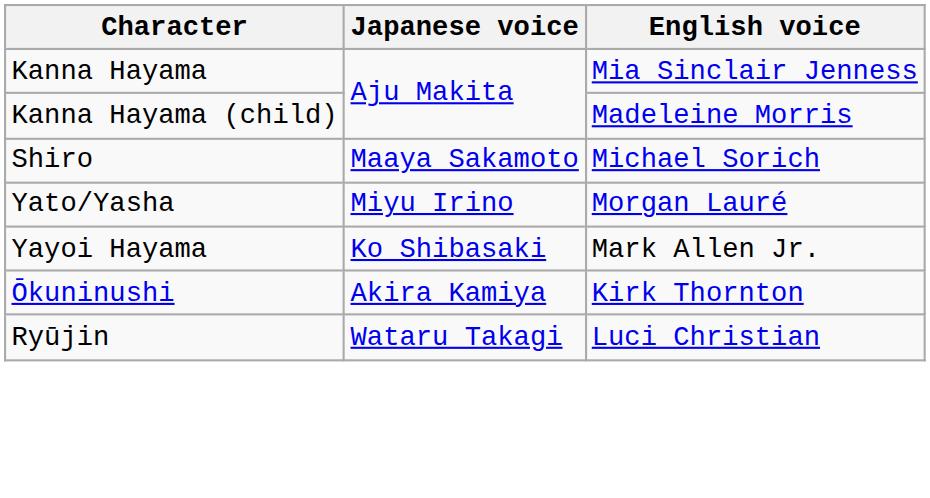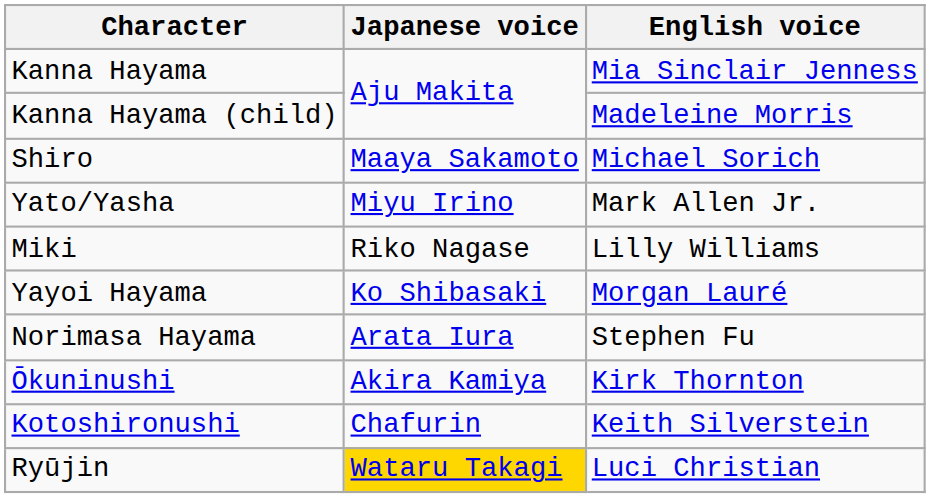(690, 204) Morgan Lauré -> (706, 204) Mark Allen Jr.
+ row: (44, 249)
(706, 249) Mark Allen Jr. -> (690, 293) Morgan Lauré
+ row: (134, 337)
+ row: (126, 426)
(457, 337) no background -> (457, 470) gold background
